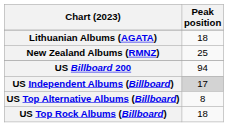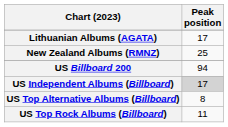(203, 38) 18 -> (203, 38) 17
(203, 114) 18 -> (203, 114) 11
